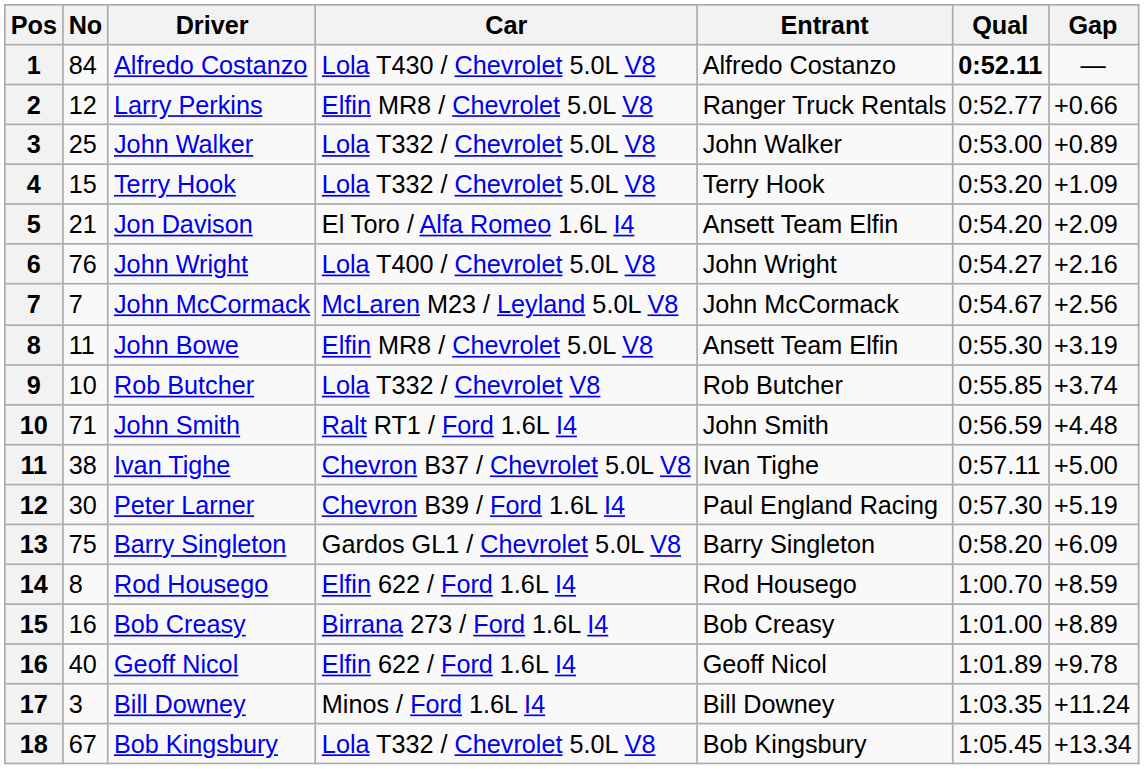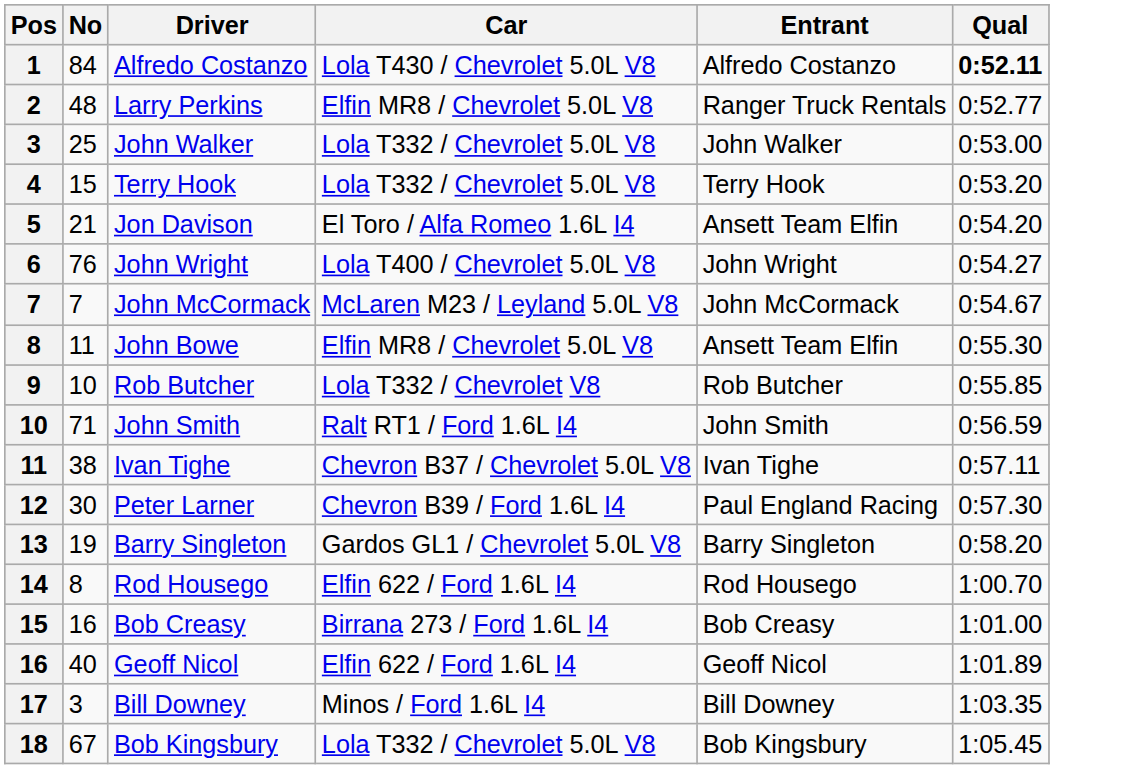- column: (1093, 25)
(83, 105) 12 -> (83, 105) 48
(83, 544) 75 -> (83, 544) 19
